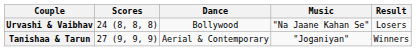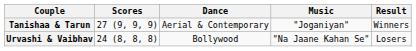rows swapped: (50, 39) <-> (50, 25)
